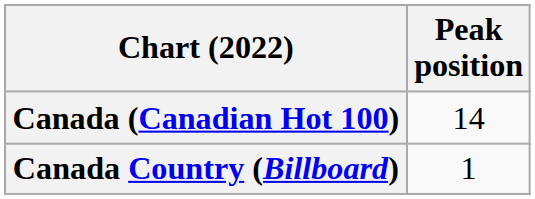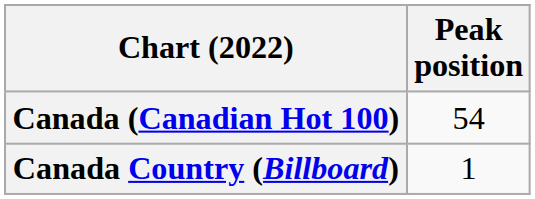(469, 117) 14 -> (469, 117) 54
